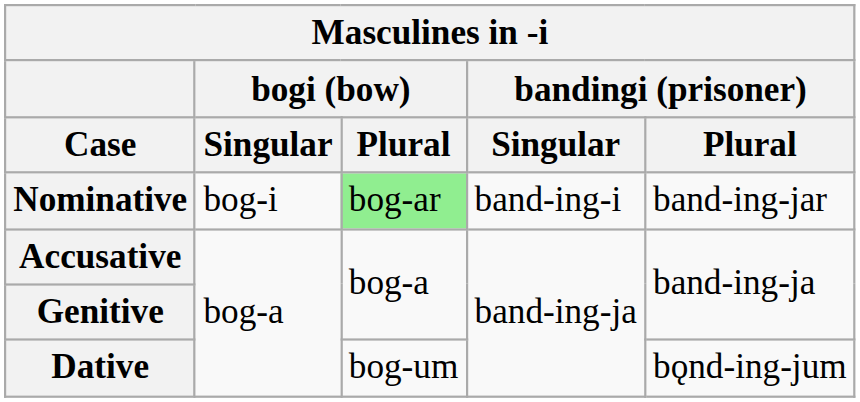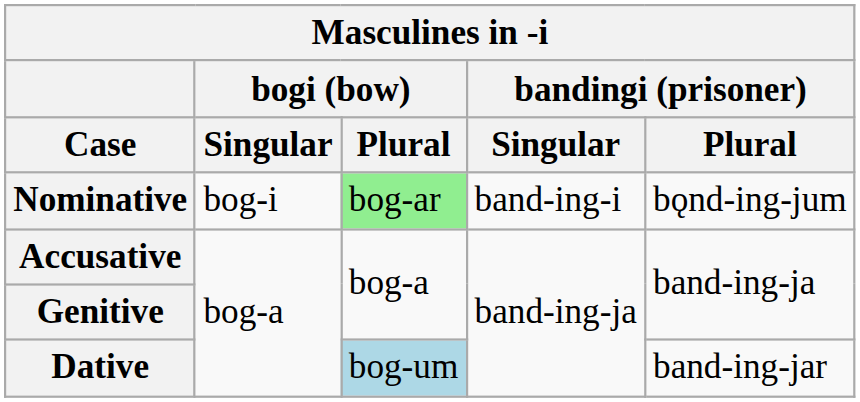(740, 199) band-ing-jar -> (750, 199) bǫnd-ing-jum
(404, 367) no background -> (404, 367) lightblue background
(750, 367) bǫnd-ing-jum -> (740, 367) band-ing-jar
